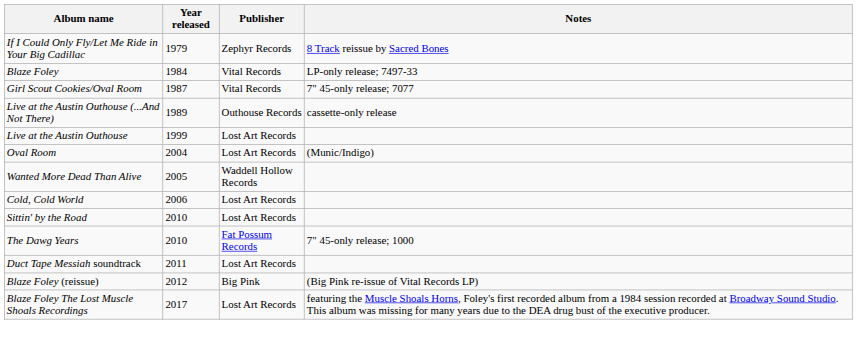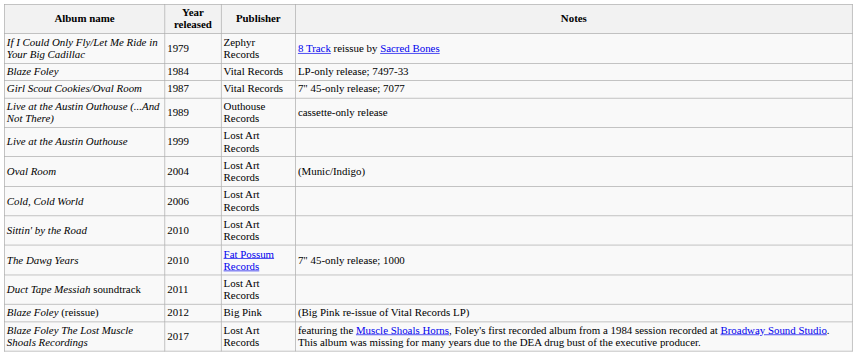- row: (74, 176)
